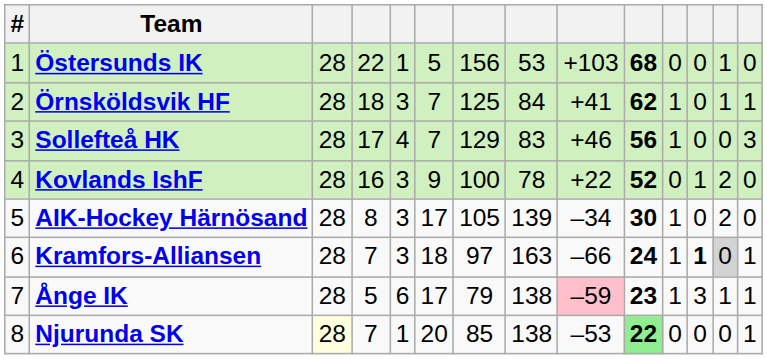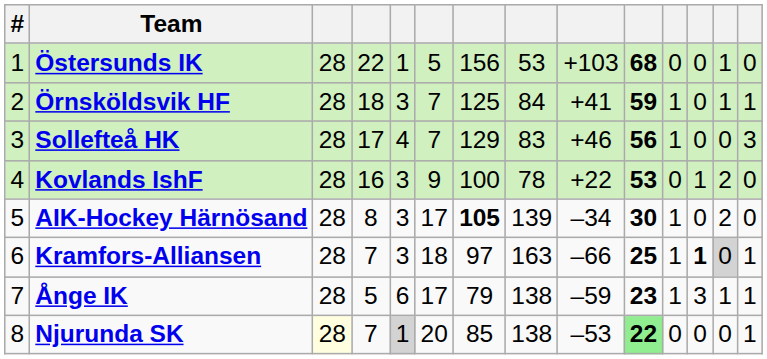(643, 101) 62 -> (643, 101) 59
(643, 179) 52 -> (643, 179) 53
(480, 218) normal -> (480, 218) bold
(643, 256) 24 -> (643, 256) 25
(591, 295) pink background -> (591, 295) no background
(403, 334) no background -> (403, 334) lightgrey background
